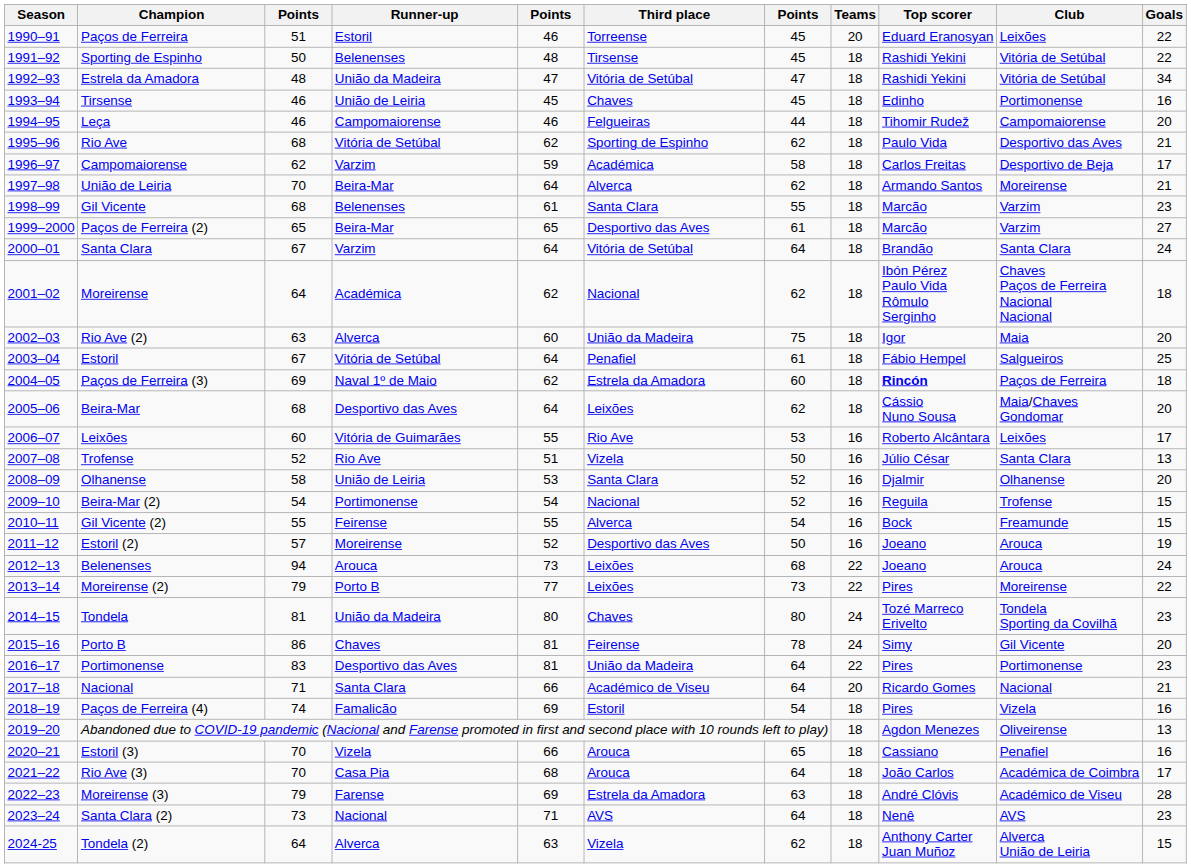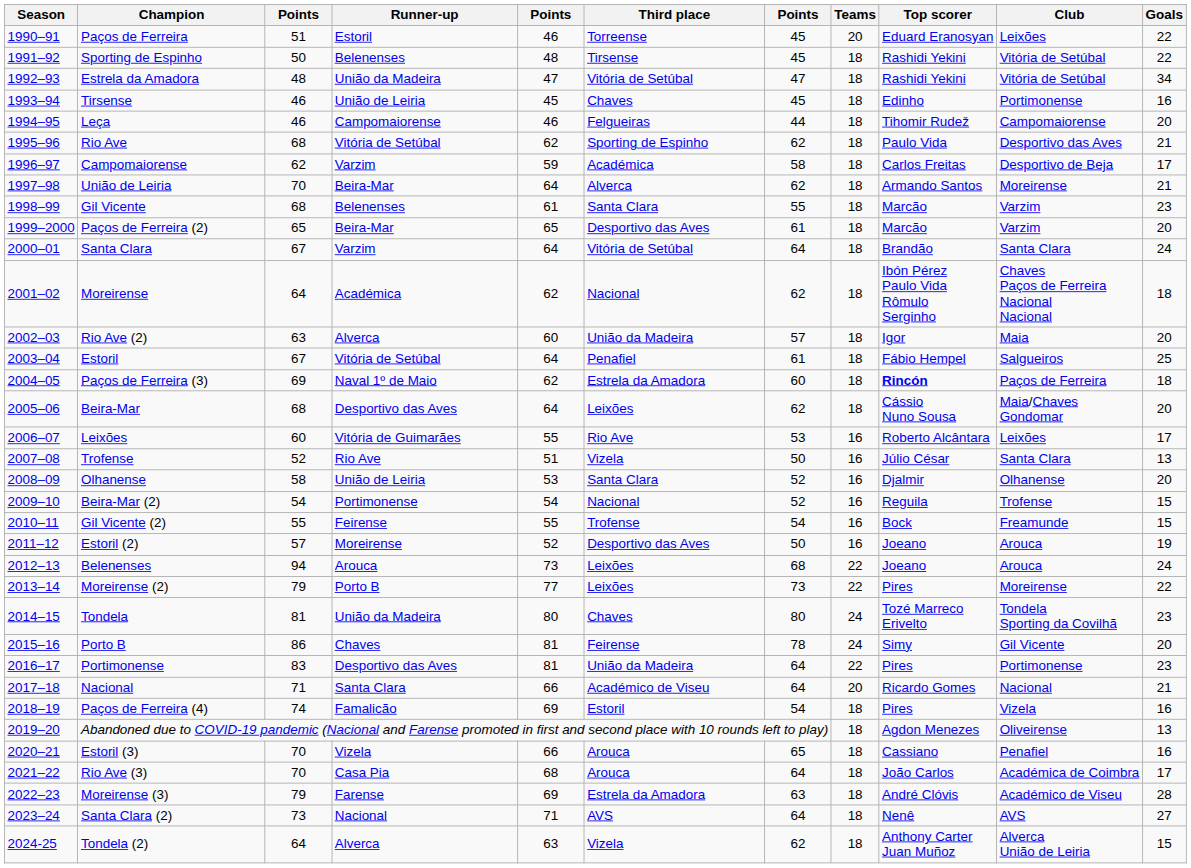(1164, 228) 27 -> (1164, 228) 20
(798, 337) 75 -> (798, 337) 57
(610, 523) Alverca -> (613, 523) Trofense
(1164, 815) 23 -> (1164, 815) 27
